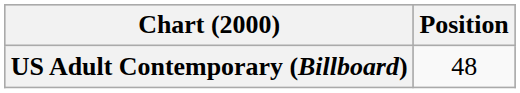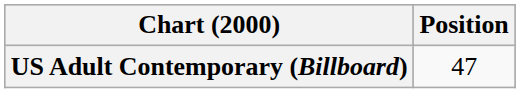(464, 66) 48 -> (464, 66) 47
